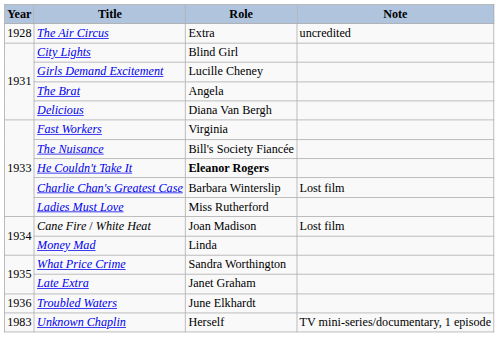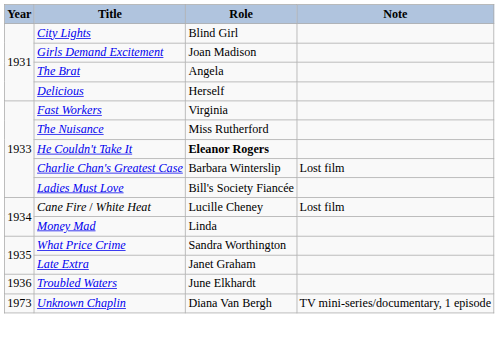- row: (73, 33)
(226, 71) Lucille Cheney -> (222, 52) Joan Madison
(230, 110) Diana Van Bergh -> (206, 91) Herself
(241, 149) Bill's Society Fiancée -> (228, 129) Miss Rutherford
(228, 206) Miss Rutherford -> (241, 187) Bill's Society Fiancée
(222, 226) Joan Madison -> (226, 206) Lucille Cheney
(19, 322) 1983 -> (19, 303) 1973
(206, 322) Herself -> (230, 303) Diana Van Bergh
